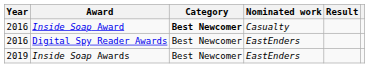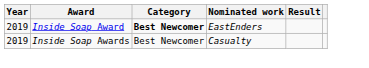(17, 26) 2016 -> (17, 26) 2019
(268, 26) Casualty -> (235, 26) EastEnders
- row: (100, 41)
(273, 56) EastEnders -> (230, 41) Casualty
